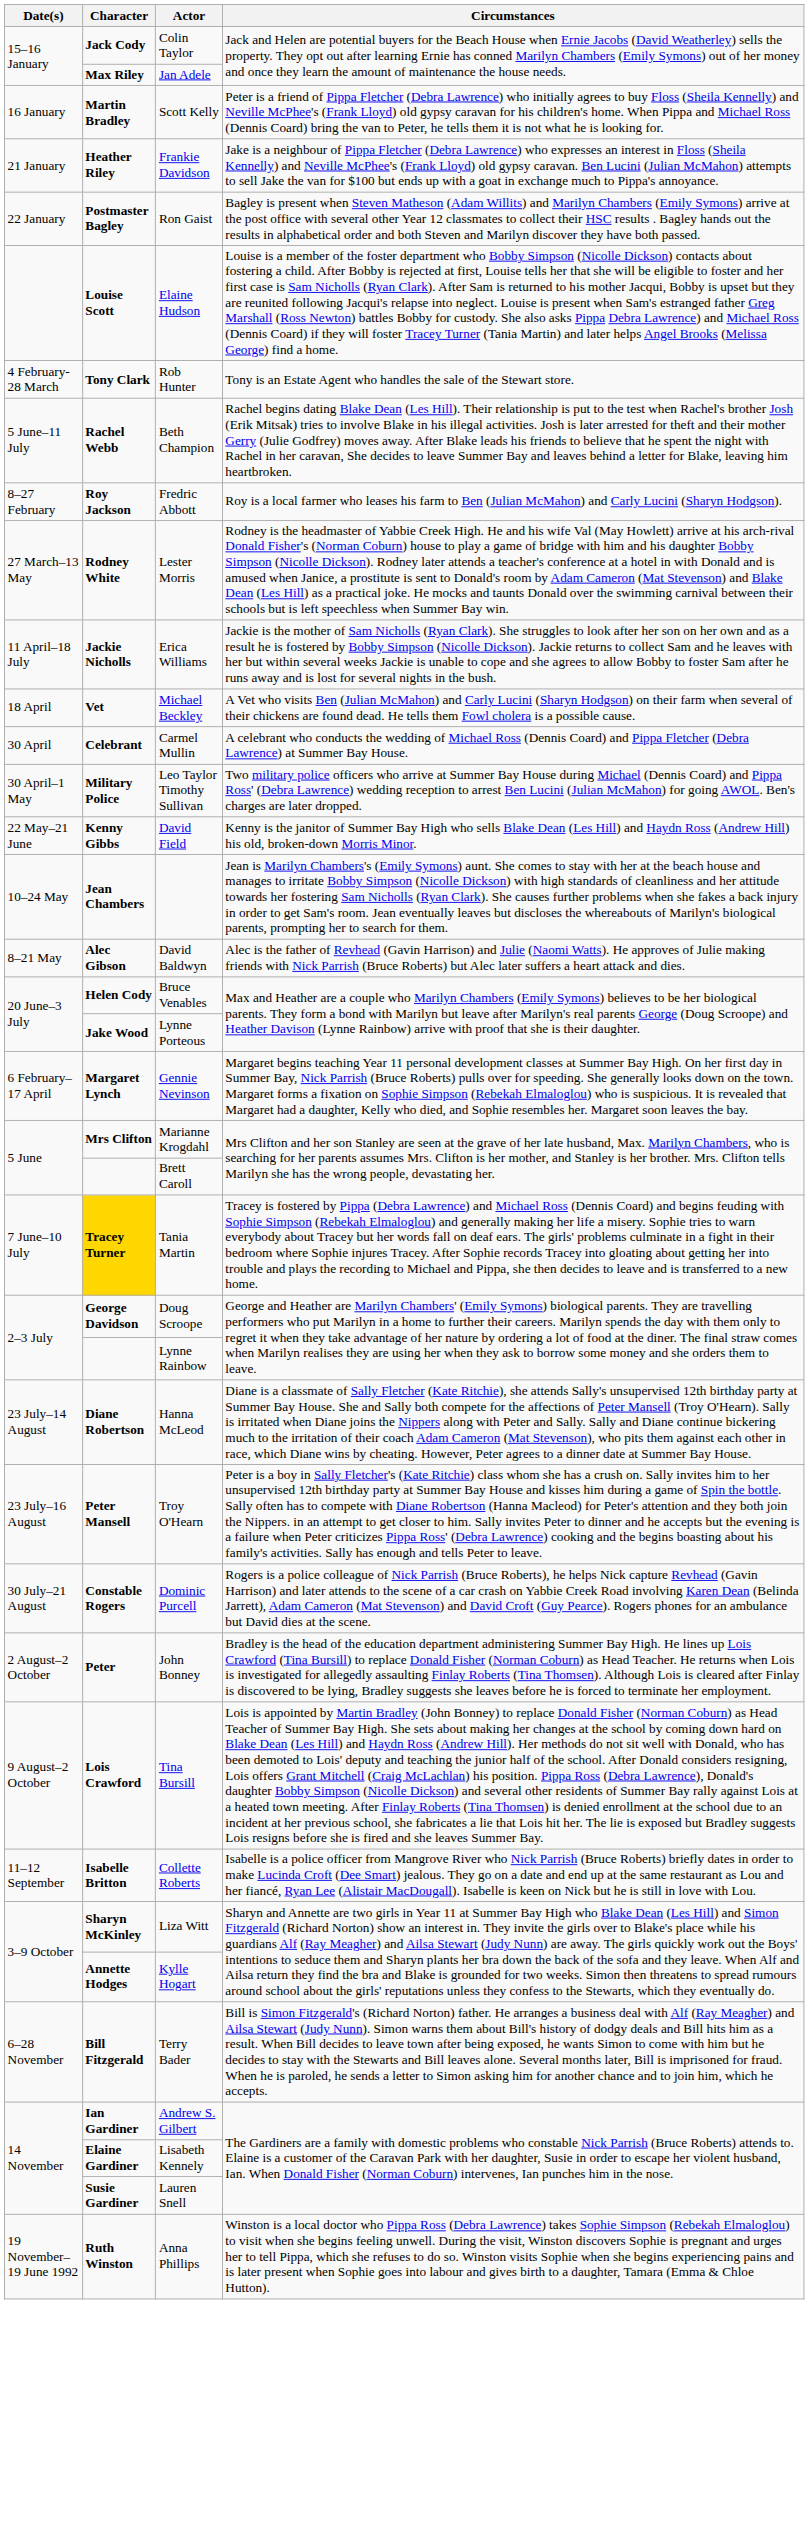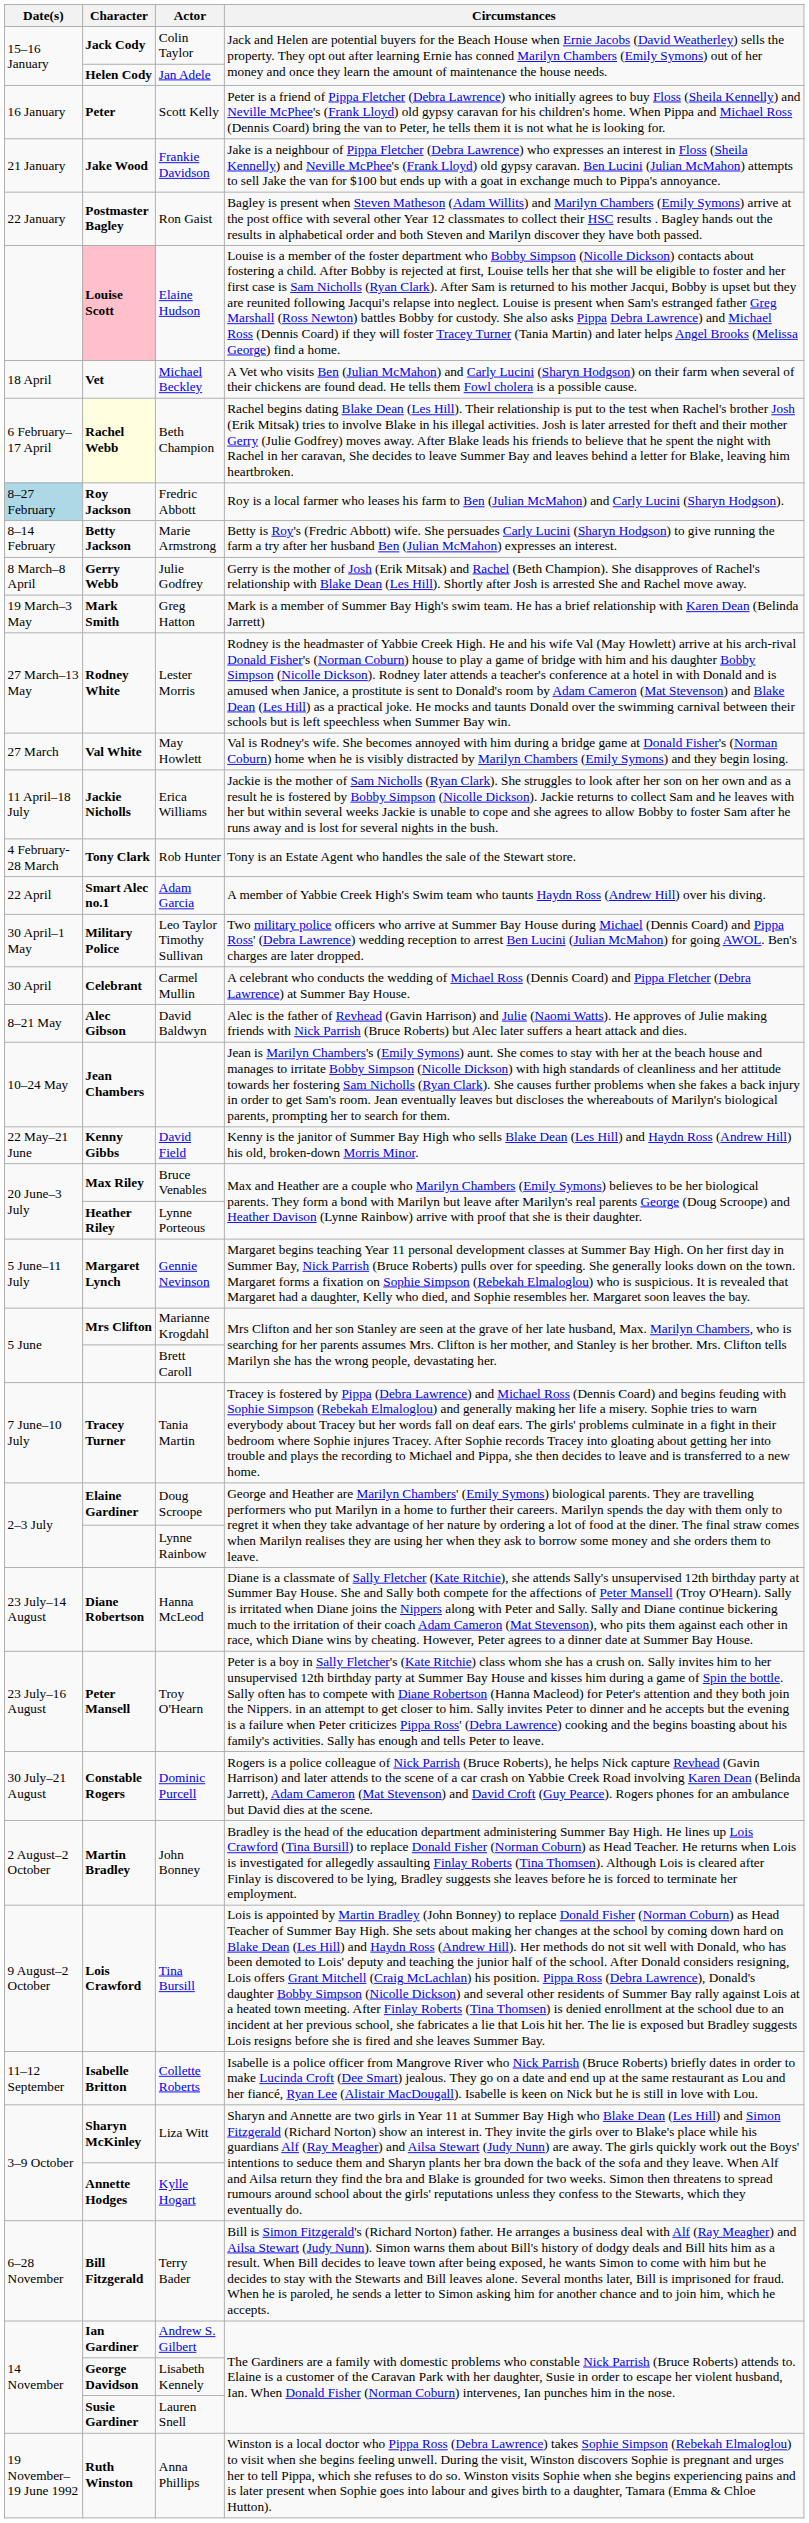(115, 75) Max Riley -> (119, 75) Helen Cody
(108, 112) Martin Bradley -> (100, 112) Peter
(108, 165) Heather Riley -> (117, 165) Jake Wood
(104, 303) no background -> (104, 303) pink background
rows swapped: (177, 379) <-> (181, 708)
(34, 440) 5 June–11 July -> (40, 440) 6 February–17 April
(105, 440) no background -> (105, 440) lightyellow background
(31, 501) no background -> (31, 501) lightblue background
+ row: (188, 539)
+ row: (181, 576)
+ row: (177, 614)
+ row: (180, 751)
+ row: (176, 895)
rows swapped: (178, 745) <-> (188, 790)
rows swapped: (183, 958) <-> (175, 836)
(119, 995) Helen Cody -> (115, 1183) Max Riley
(117, 1033) Jake Wood -> (108, 1220) Heather Riley
(40, 1086) 6 February–17 April -> (34, 1273) 5 June–11 July
(105, 1245) gold background -> (105, 1433) no background
(112, 1316) George Davidson -> (112, 1504) Elaine Gardiner
(100, 1667) Peter -> (108, 1862) Martin Bradley
(112, 2158) Elaine Gardiner -> (112, 2377) George Davidson
